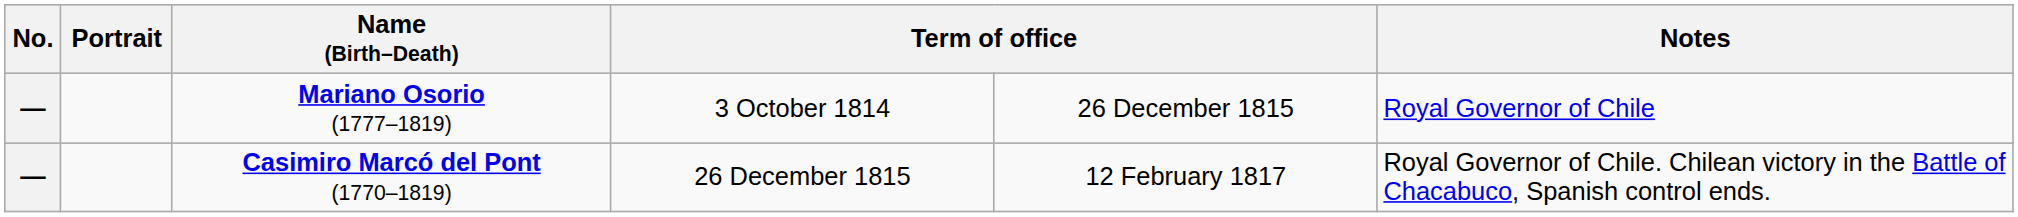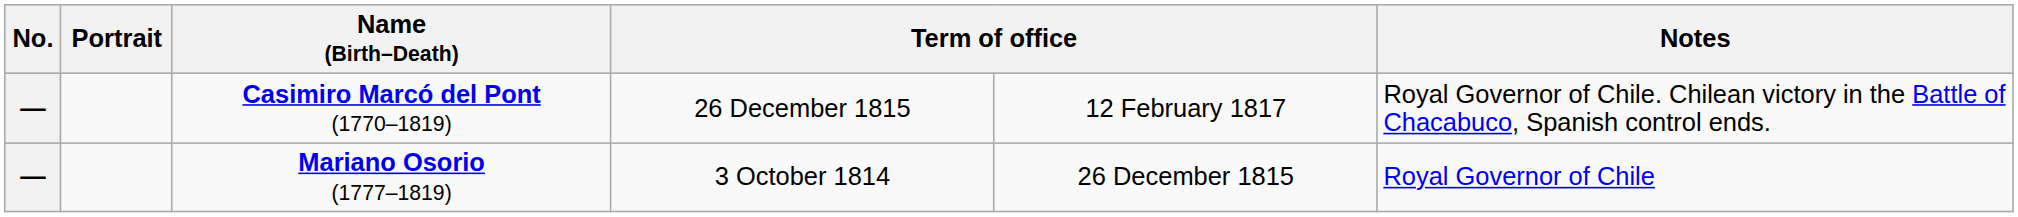rows swapped: (392, 107) <-> (392, 176)
